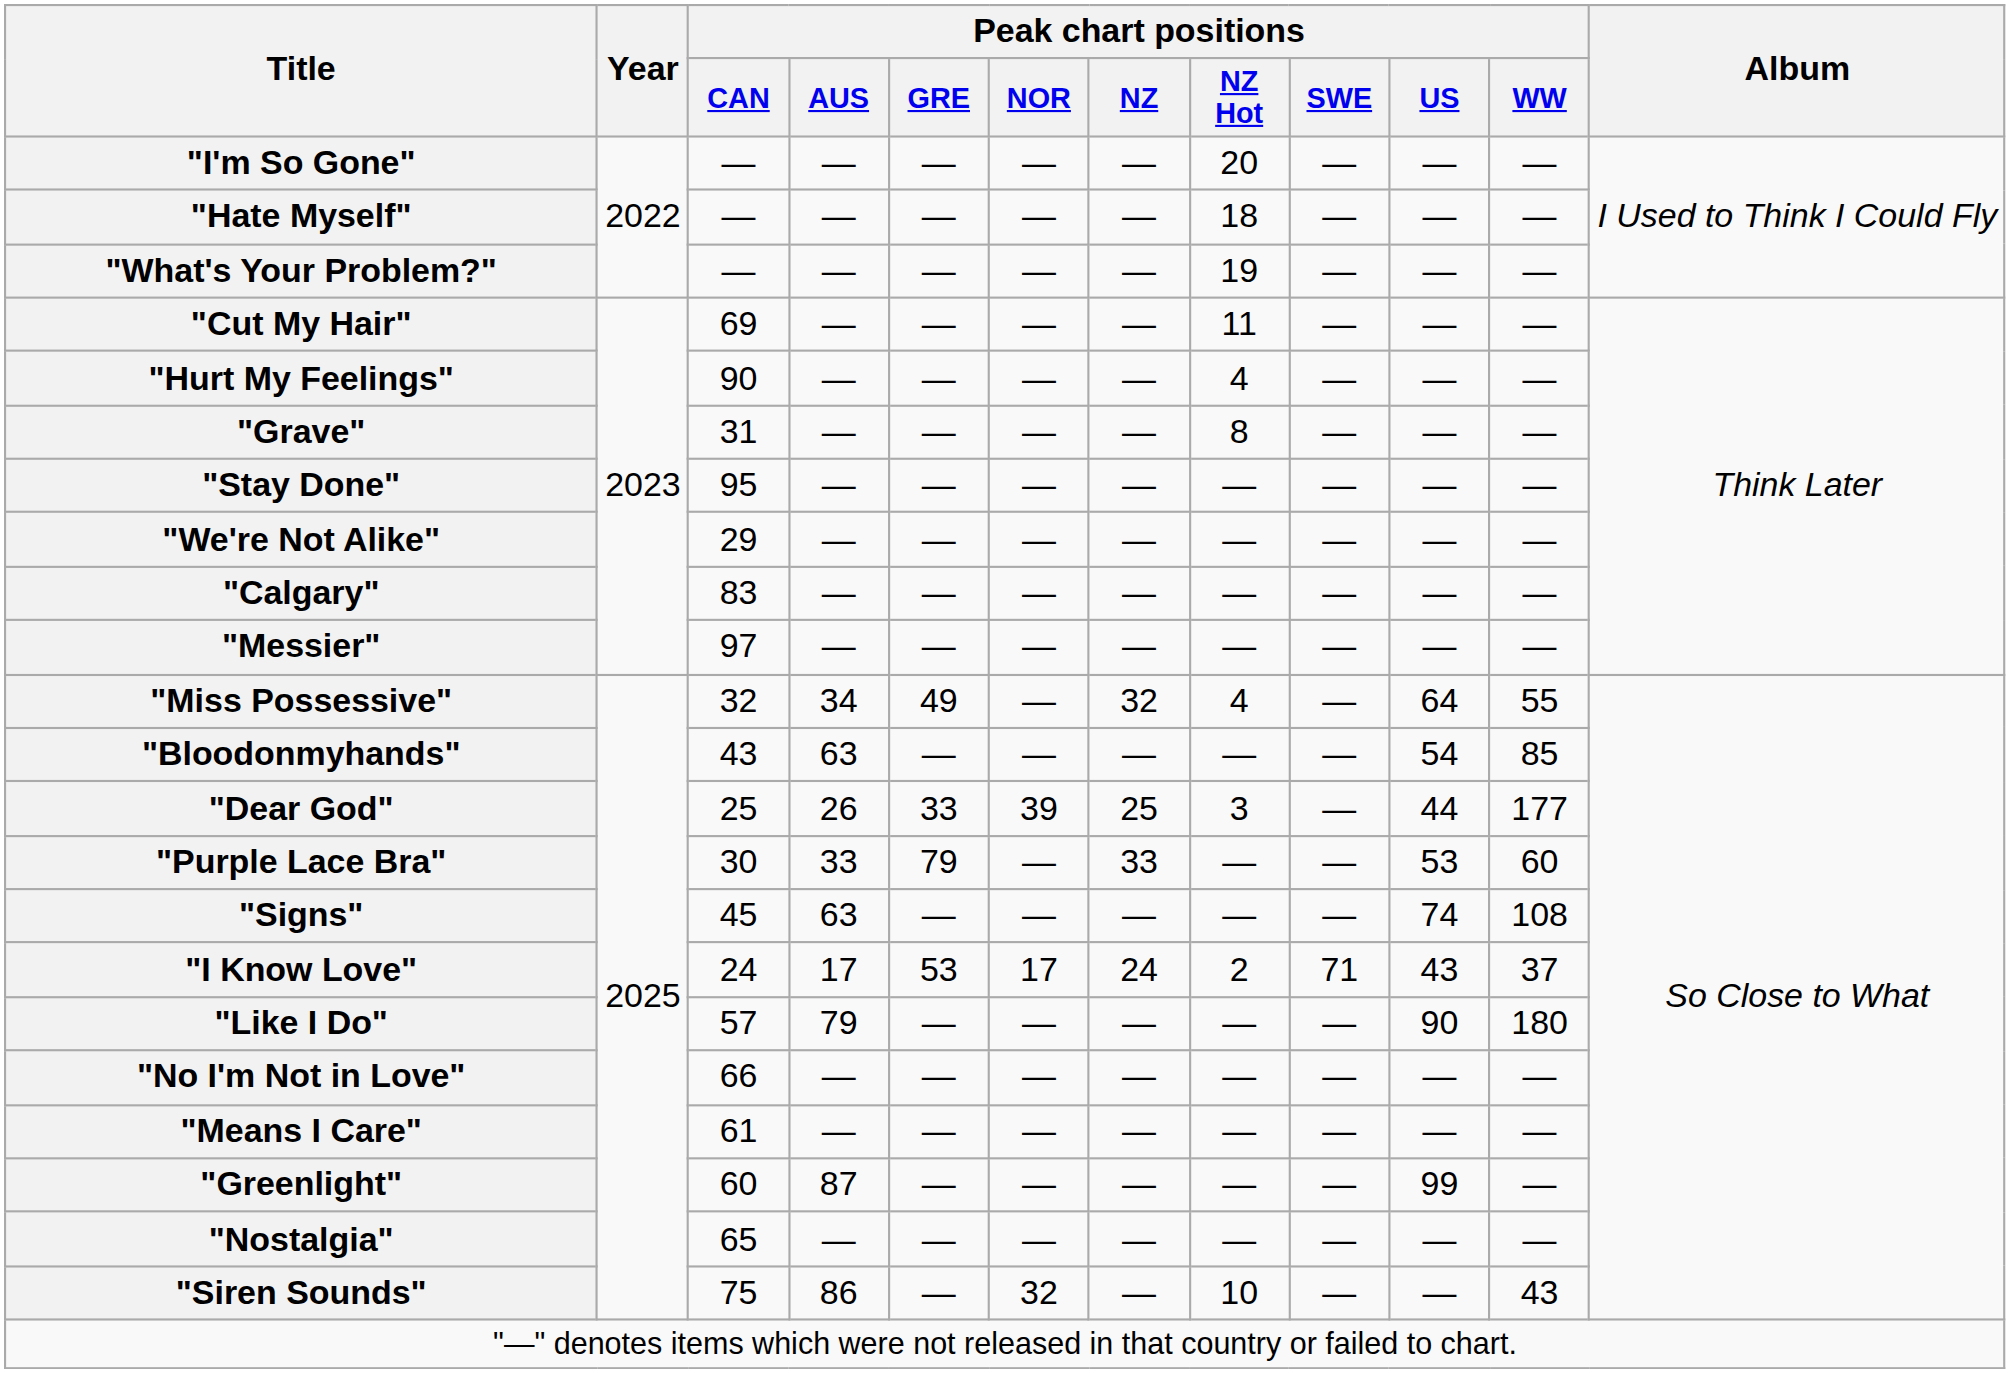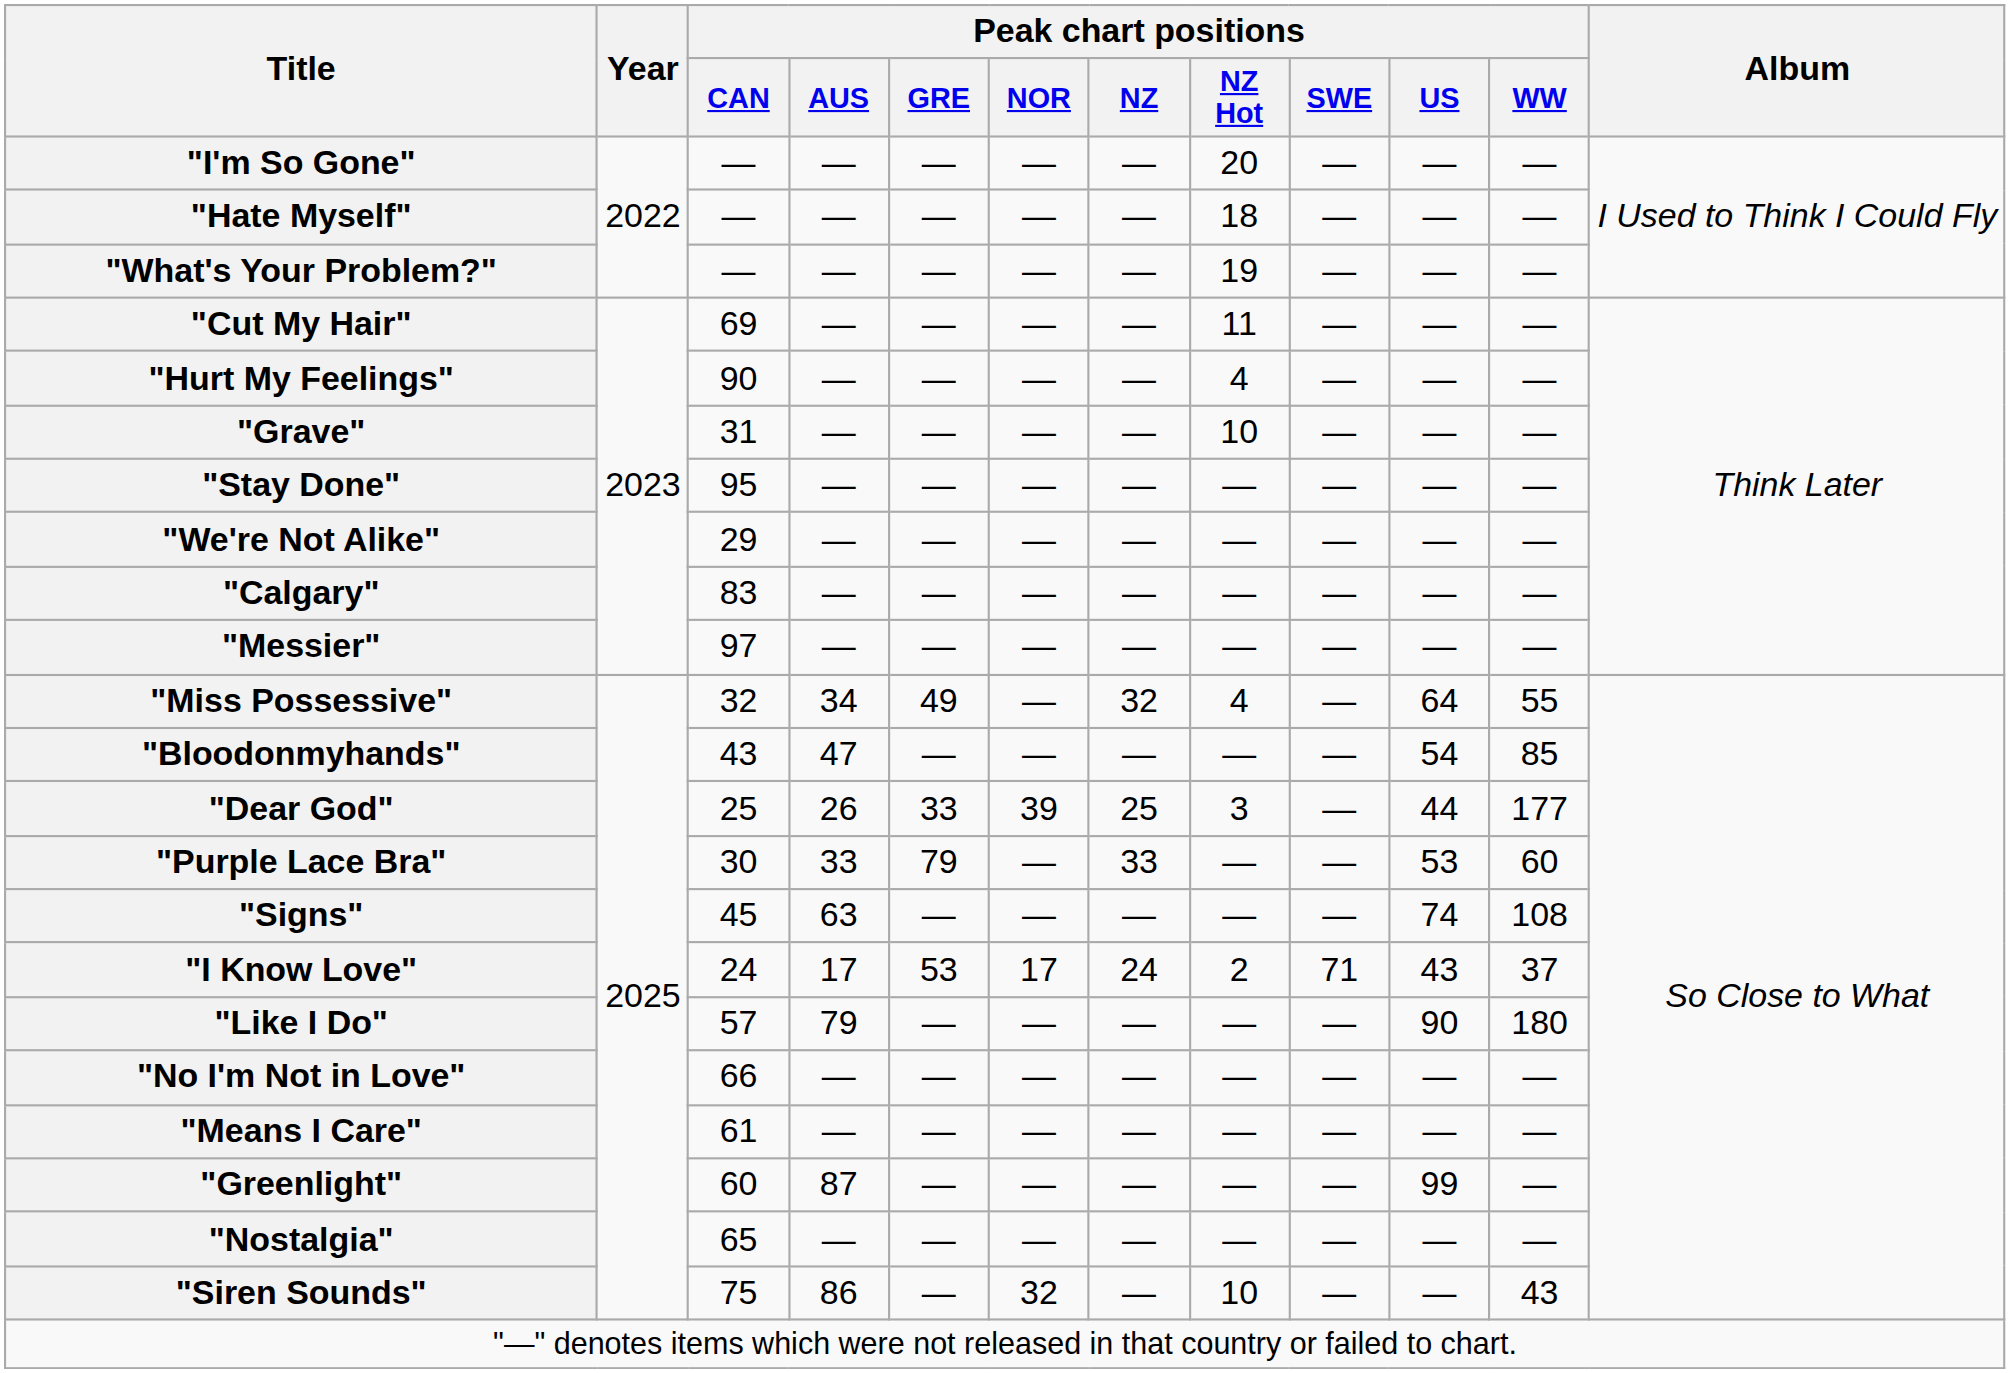(1239, 431) 8 -> (1239, 431) 10
(839, 754) 63 -> (839, 754) 47
